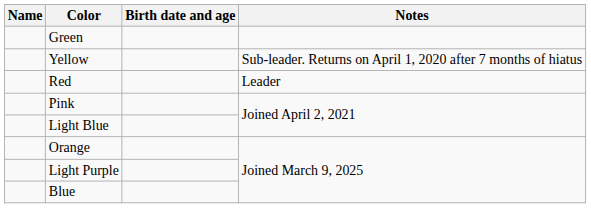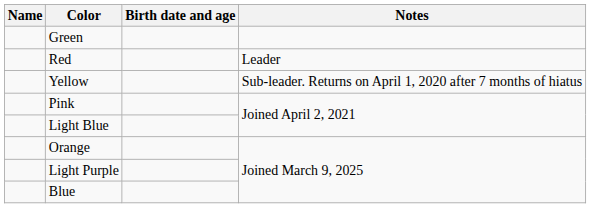rows swapped: (60, 81) <-> (69, 59)
